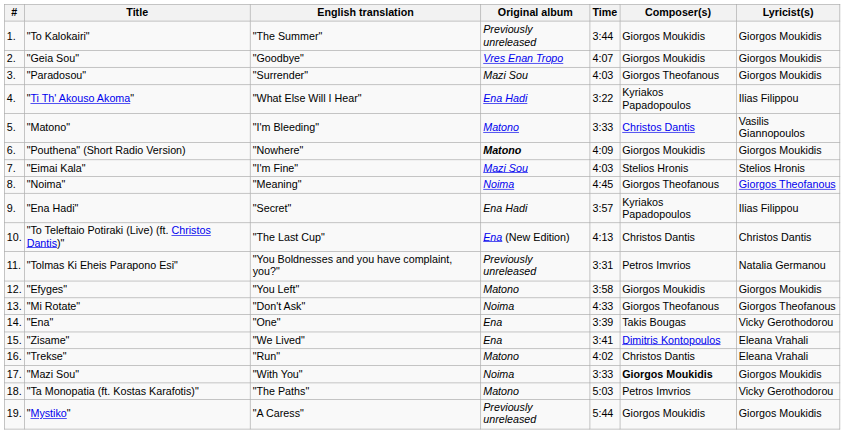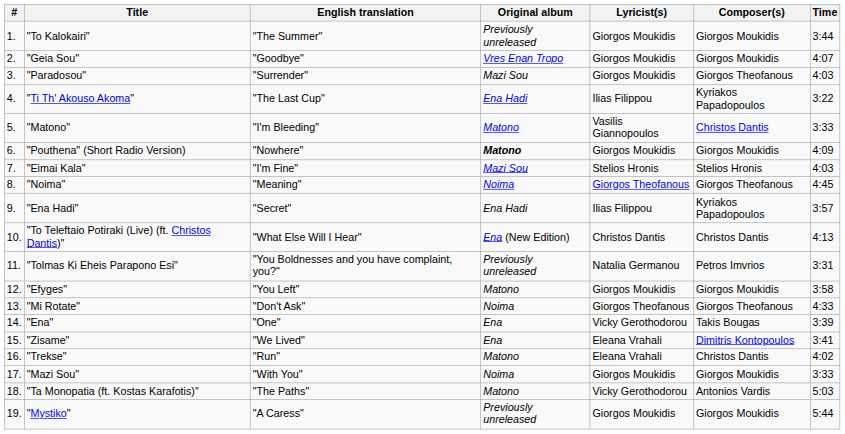columns swapped: (788, 13) <-> (605, 13)
(307, 99) "What Else Will I Hear" -> (289, 99) "The Last Cup"
(289, 237) "The Last Cup" -> (307, 237) "What Else Will I Hear"
(667, 374) bold -> (737, 374) normal
(656, 391) Petros Imvrios -> (733, 391) Antonios Vardis
